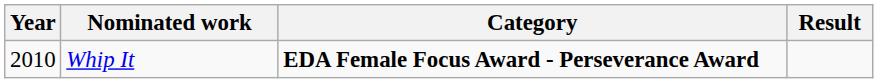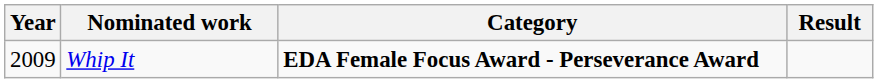(33, 58) 2010 -> (33, 58) 2009
